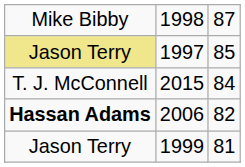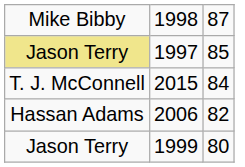(80, 114) bold -> (77, 114) normal
(224, 146) 81 -> (218, 146) 80
